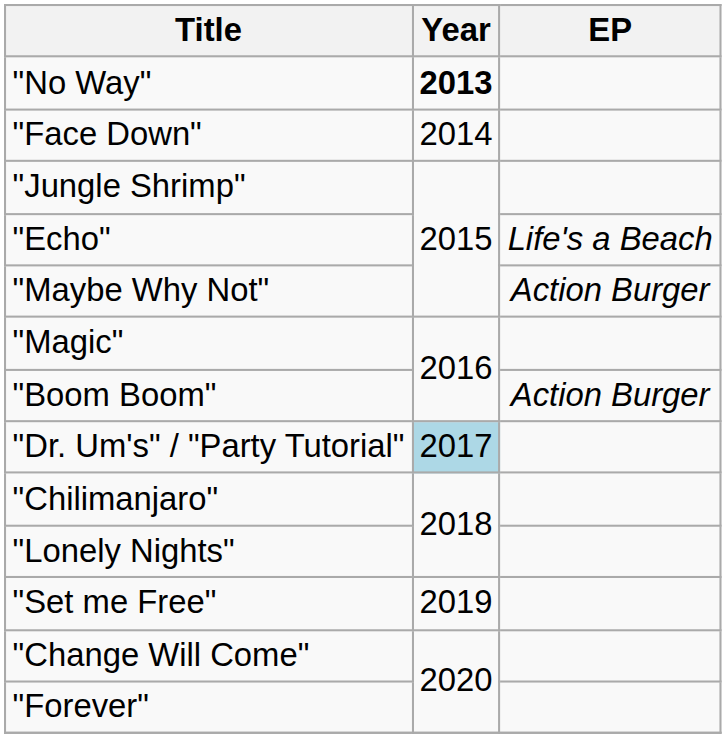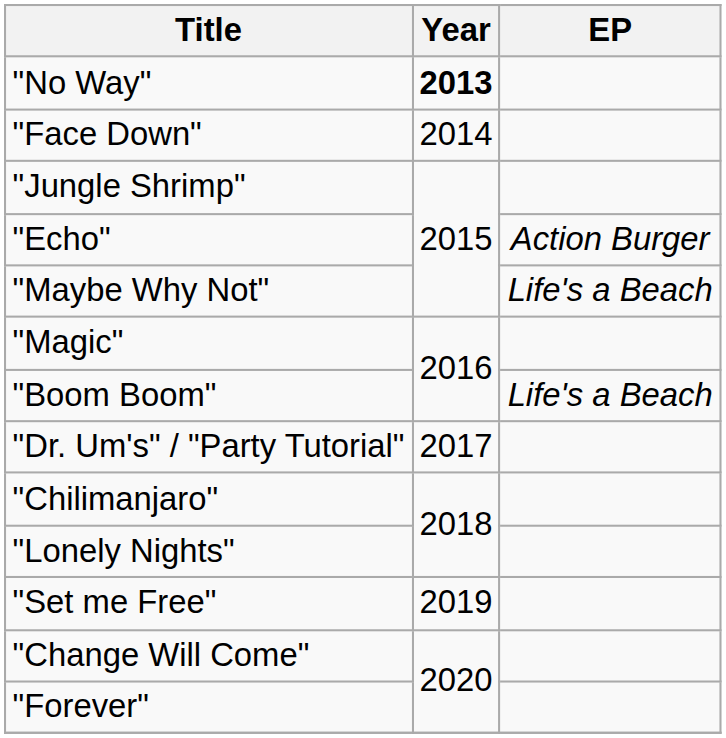(610, 238) Life's a Beach -> (610, 238) Action Burger
(610, 290) Action Burger -> (610, 290) Life's a Beach
(610, 394) Action Burger -> (610, 394) Life's a Beach
(456, 446) lightblue background -> (456, 446) no background
